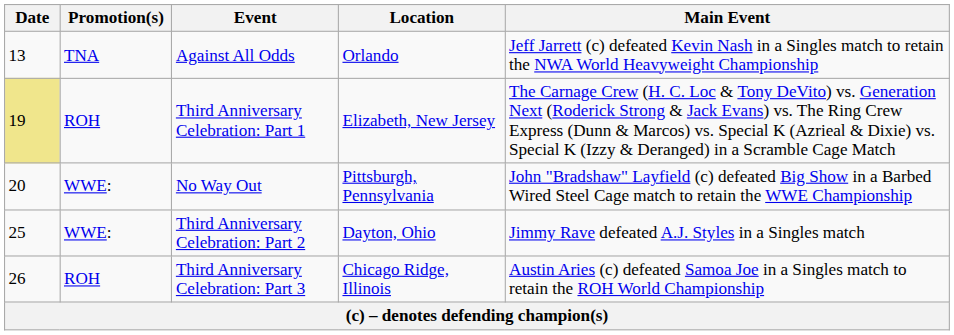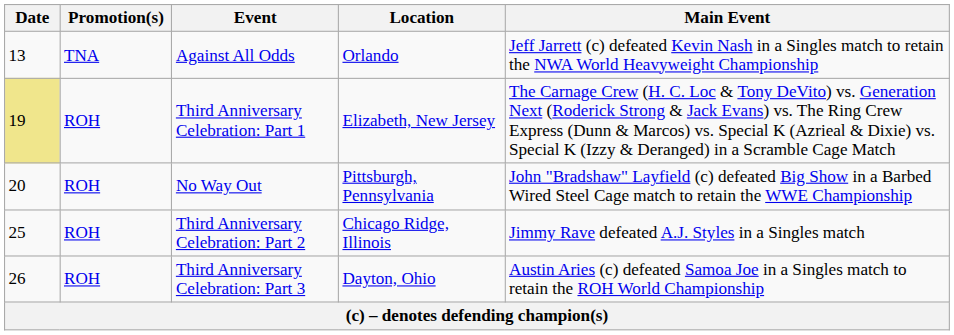(88, 186) WWE: -> (82, 186) ROH
(88, 232) WWE: -> (82, 232) ROH
(389, 232) Dayton, Ohio -> (396, 232) Chicago Ridge, Illinois
(396, 279) Chicago Ridge, Illinois -> (389, 279) Dayton, Ohio
